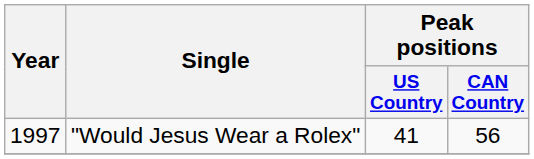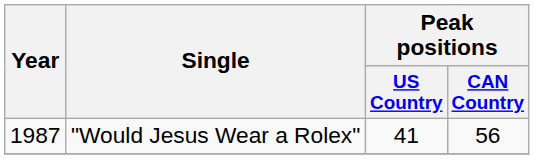(35, 135) 1997 -> (35, 135) 1987
